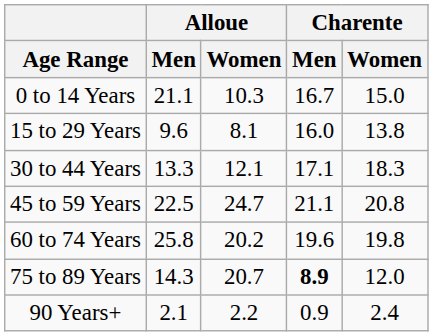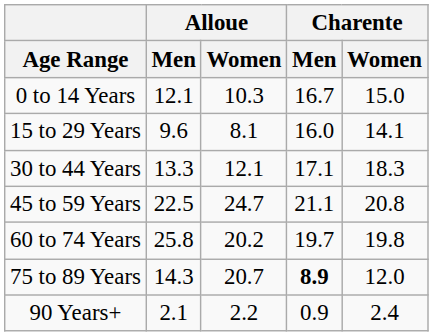(174, 95) 21.1 -> (174, 95) 12.1
(385, 131) 13.8 -> (385, 131) 14.1
(314, 240) 19.6 -> (314, 240) 19.7
